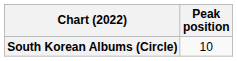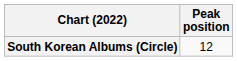(206, 46) 10 -> (206, 46) 12
